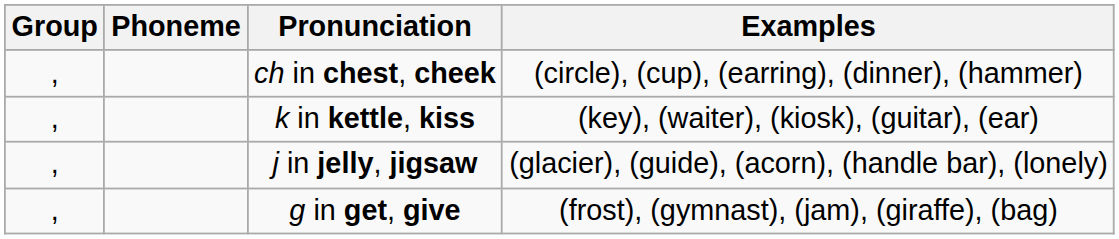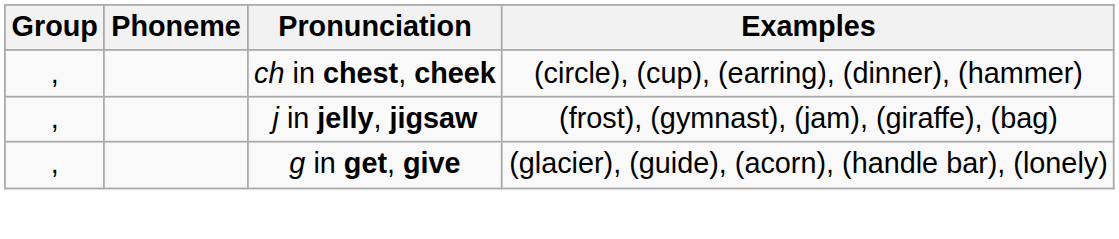- row: (375, 118)
(808, 164) (glacier), (guide), (acorn), (handle bar), (lonely) -> (808, 118) (frost), (gymnast), (jam), (giraffe), (bag)
(808, 210) (frost), (gymnast), (jam), (giraffe), (bag) -> (808, 164) (glacier), (guide), (acorn), (handle bar), (lonely)
